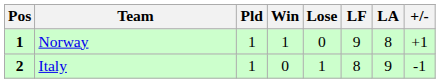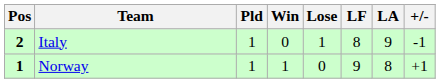rows swapped: (63, 41) <-> (53, 66)
